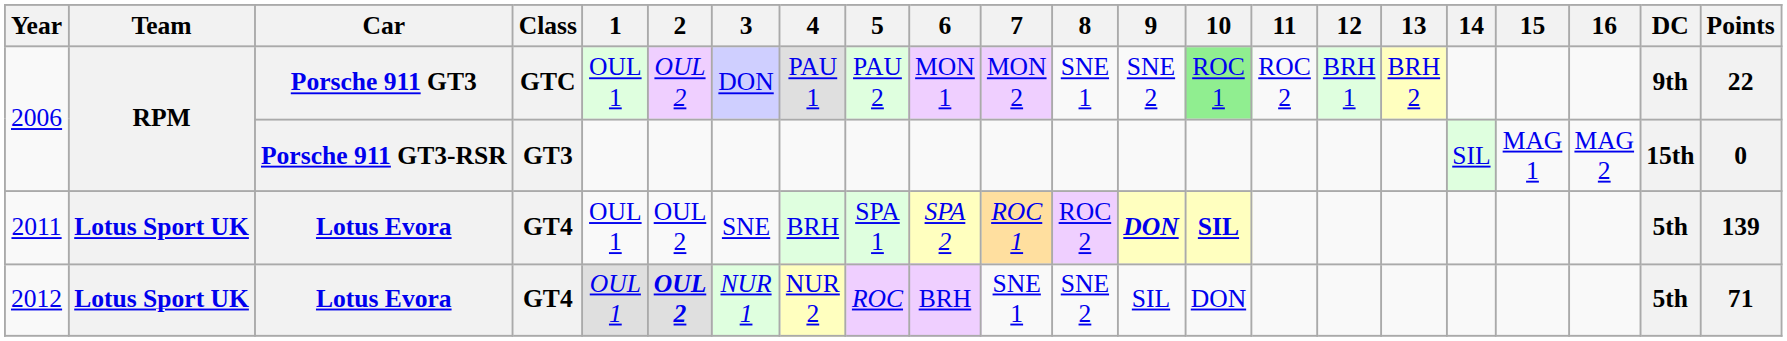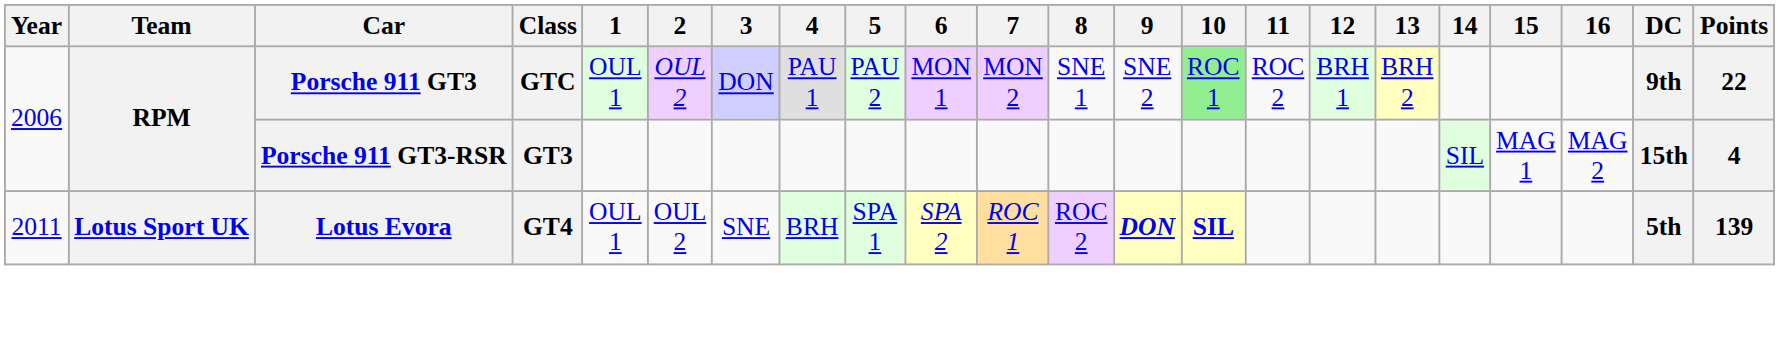(1741, 154) 0 -> (1734, 154) 4
- row: (37, 299)
